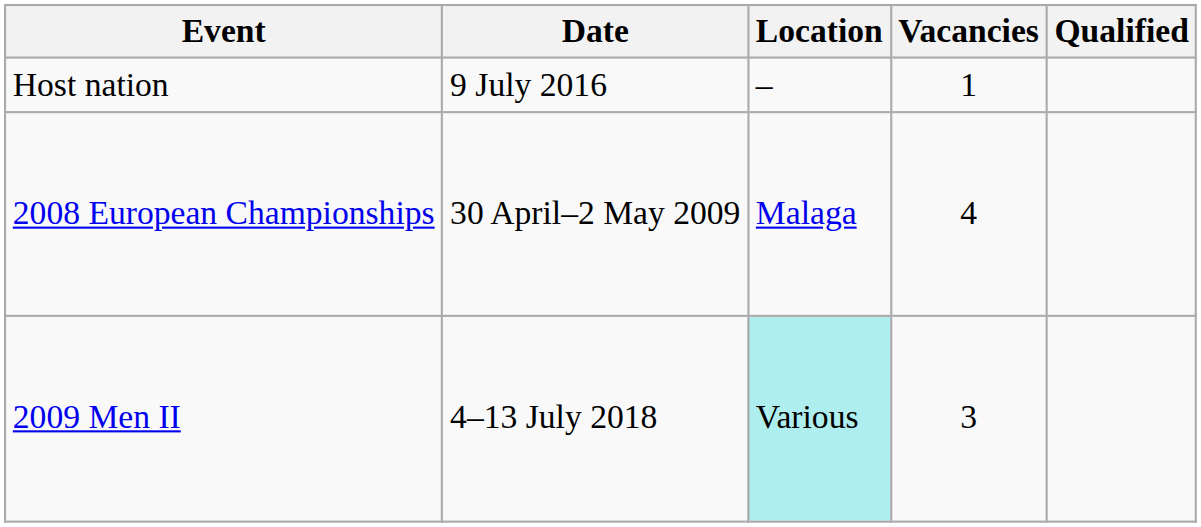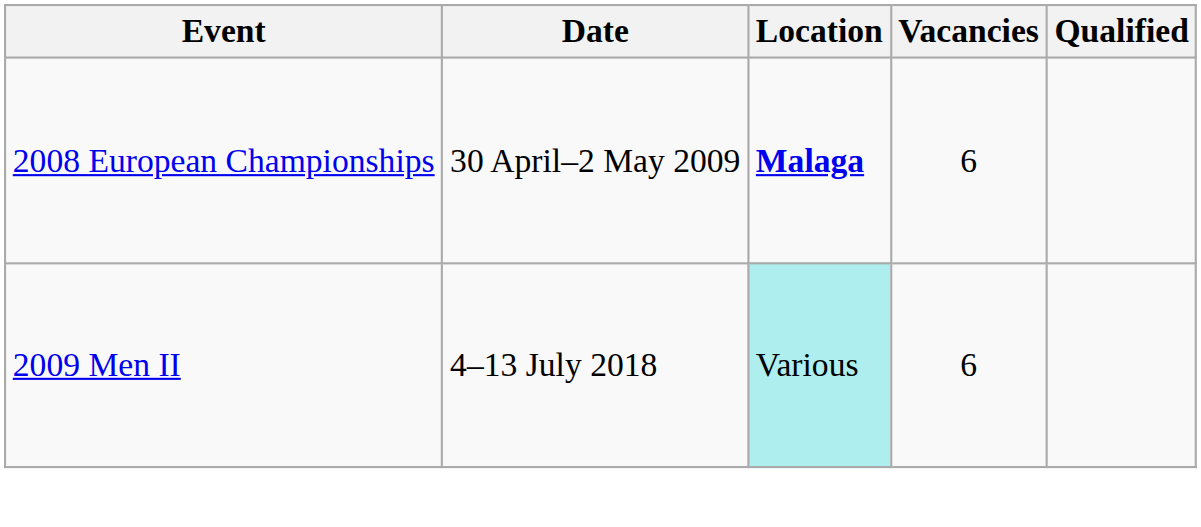- row: (91, 84)
(806, 213) normal -> (810, 160) bold
(969, 213) 4 -> (969, 160) 6
(969, 417) 3 -> (969, 364) 6
